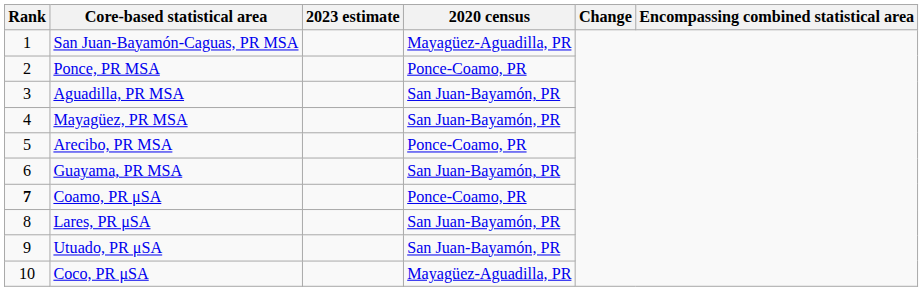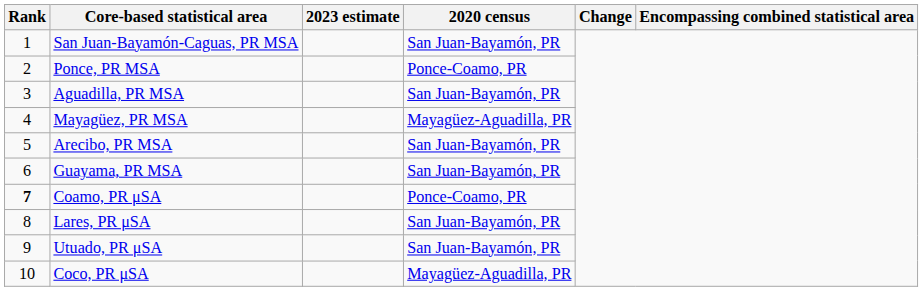(489, 42) Mayagüez-Aguadilla, PR -> (484, 42) San Juan-Bayamón, PR
(484, 119) San Juan-Bayamón, PR -> (489, 119) Mayagüez-Aguadilla, PR
(467, 145) Ponce-Coamo, PR -> (484, 145) San Juan-Bayamón, PR
